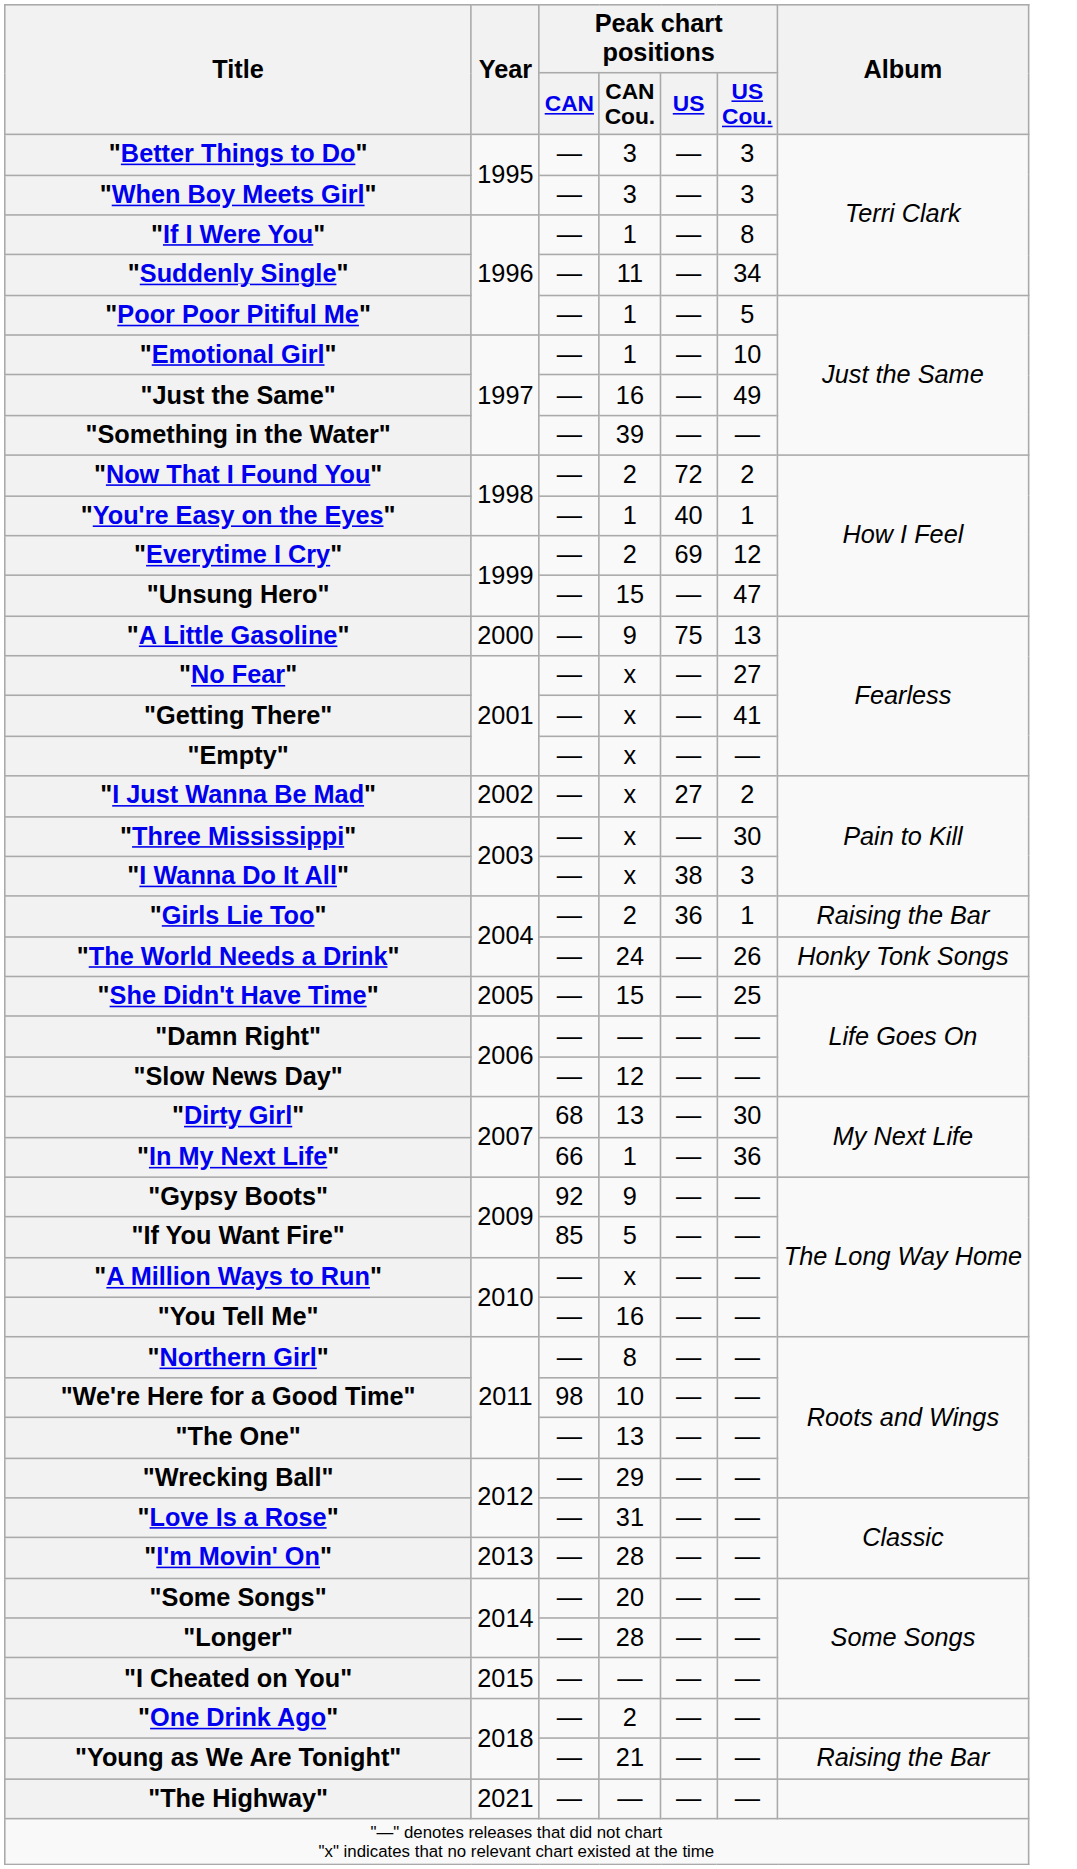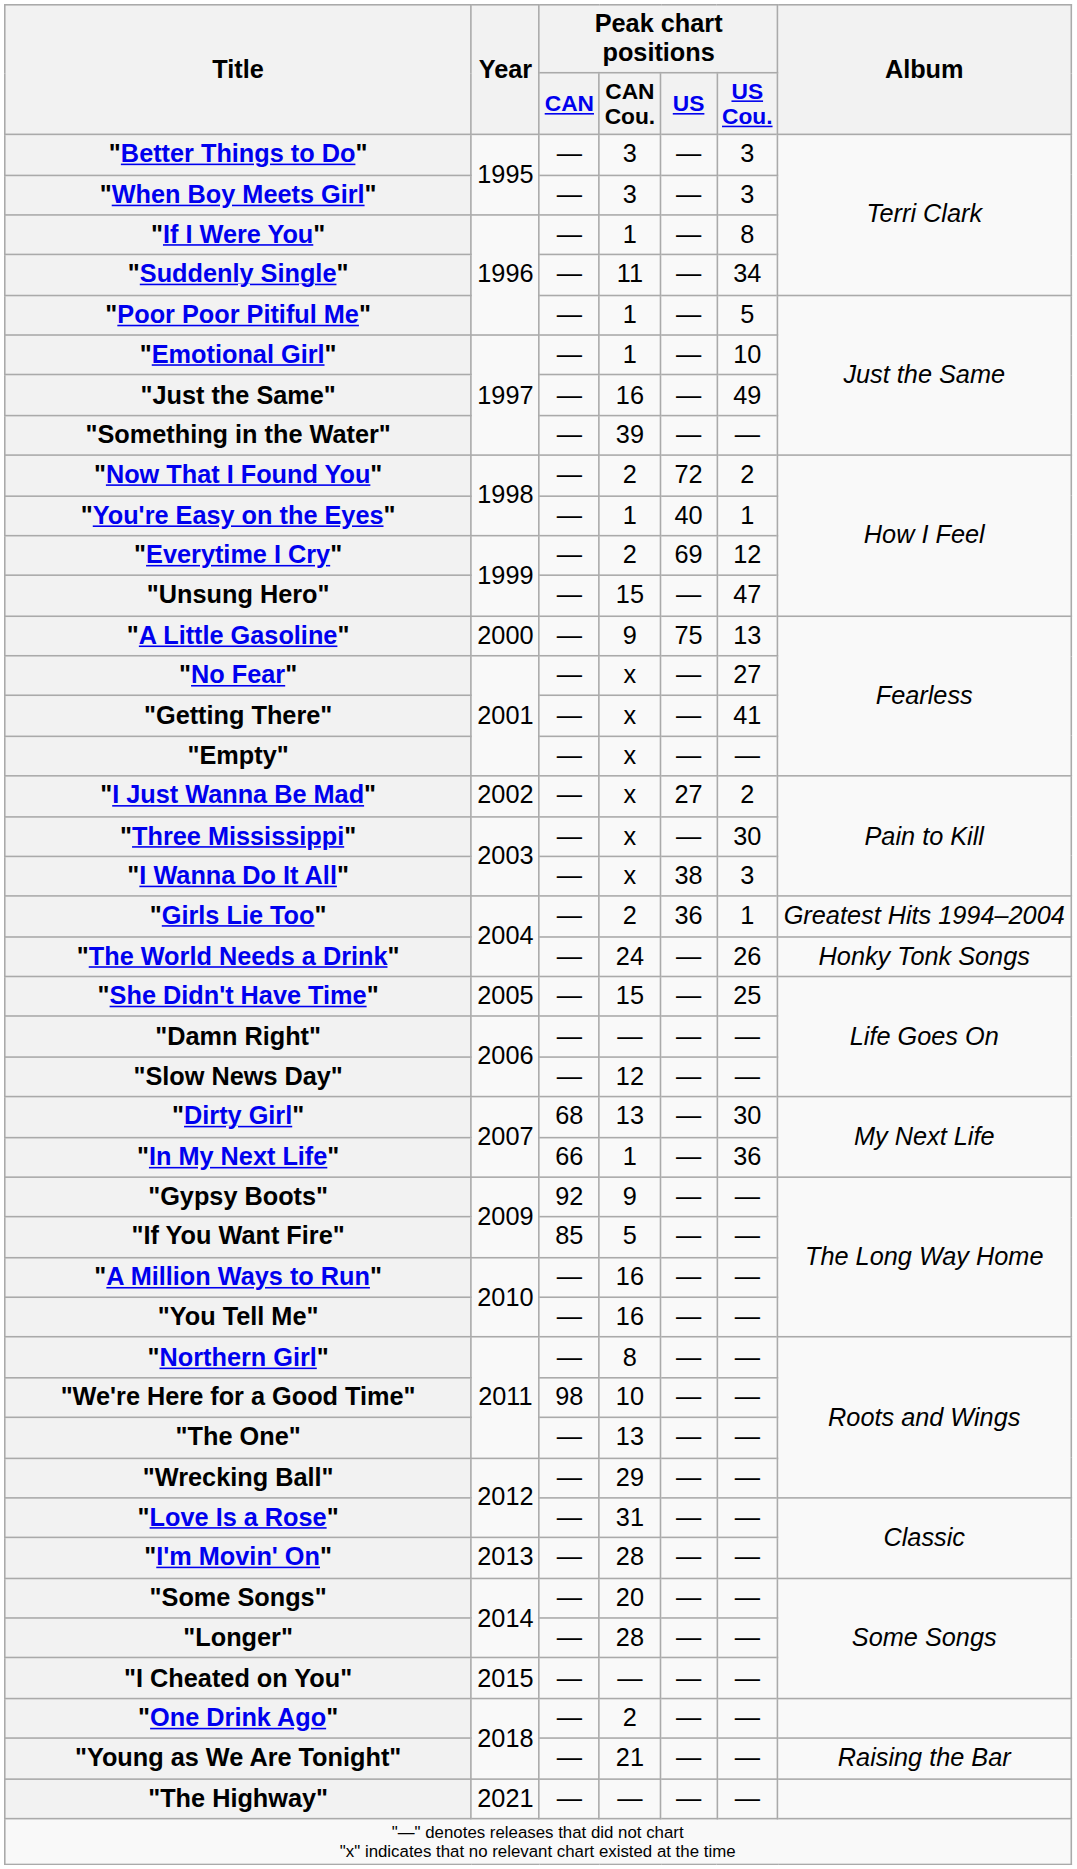(903, 916) Raising the Bar -> (924, 916) Greatest Hits 1994–2004
(630, 1276) x -> (630, 1276) 16
